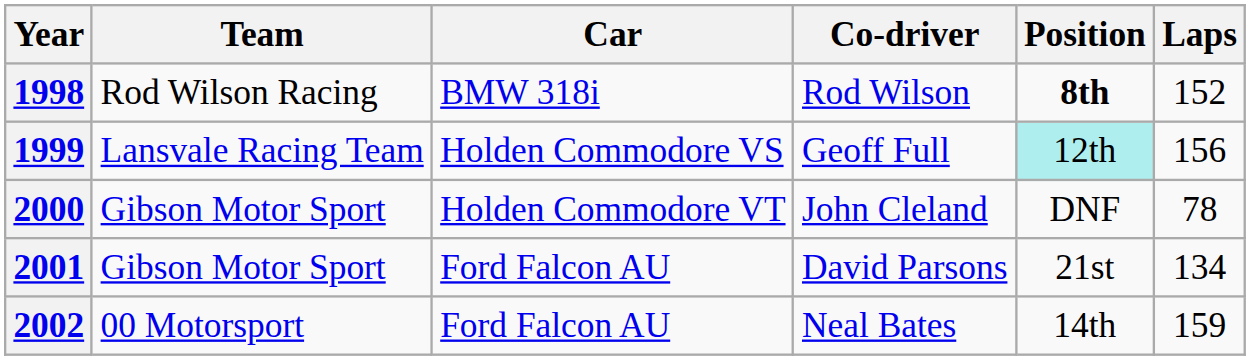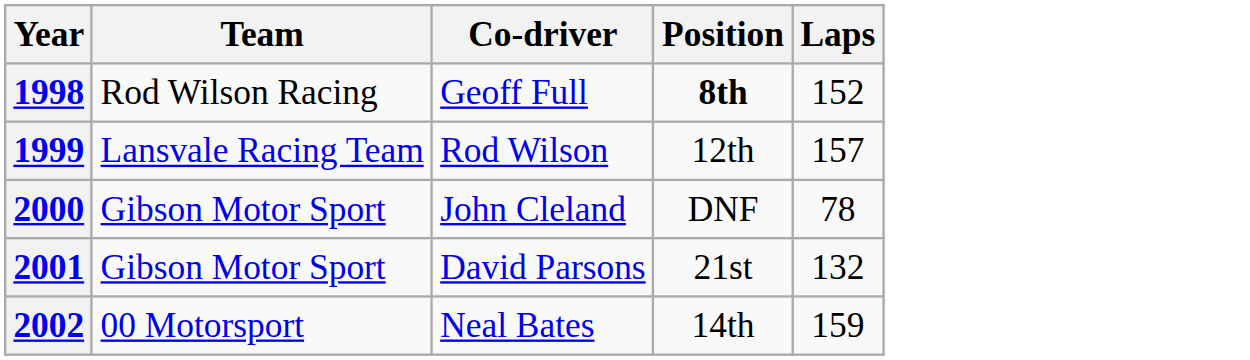- column: (613, 33)
(886, 92) Rod Wilson -> (514, 92) Geoff Full
(876, 150) Geoff Full -> (524, 150) Rod Wilson
(1085, 150) paleturquoise background -> (723, 150) no background
(1200, 150) 156 -> (838, 150) 157
(1200, 267) 134 -> (838, 267) 132
